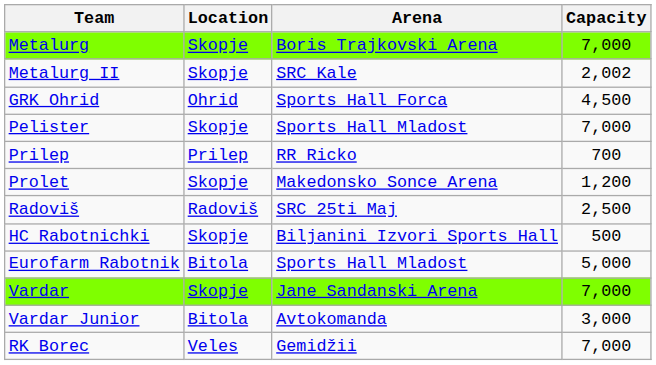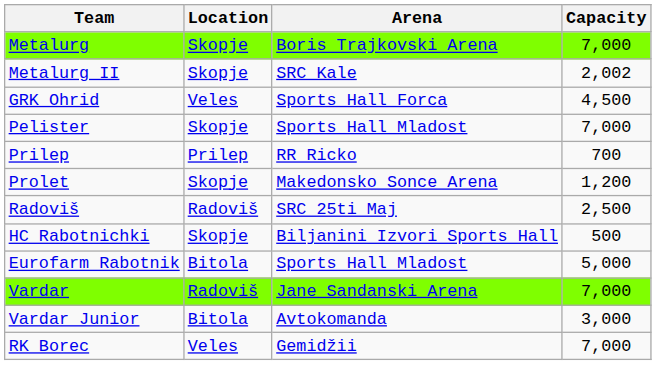(213, 100) Ohrid -> (213, 100) Veles
(218, 292) Skopje -> (223, 292) Radoviš
